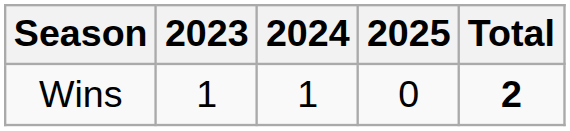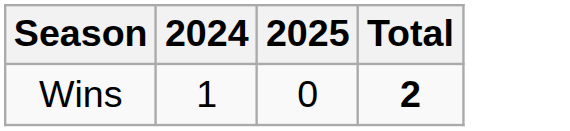- column: (207, 34)
